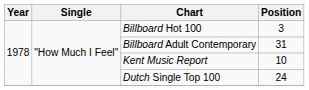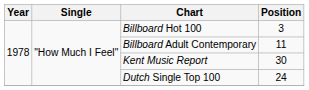(281, 45) 31 -> (281, 45) 11
(281, 61) 10 -> (281, 61) 30
